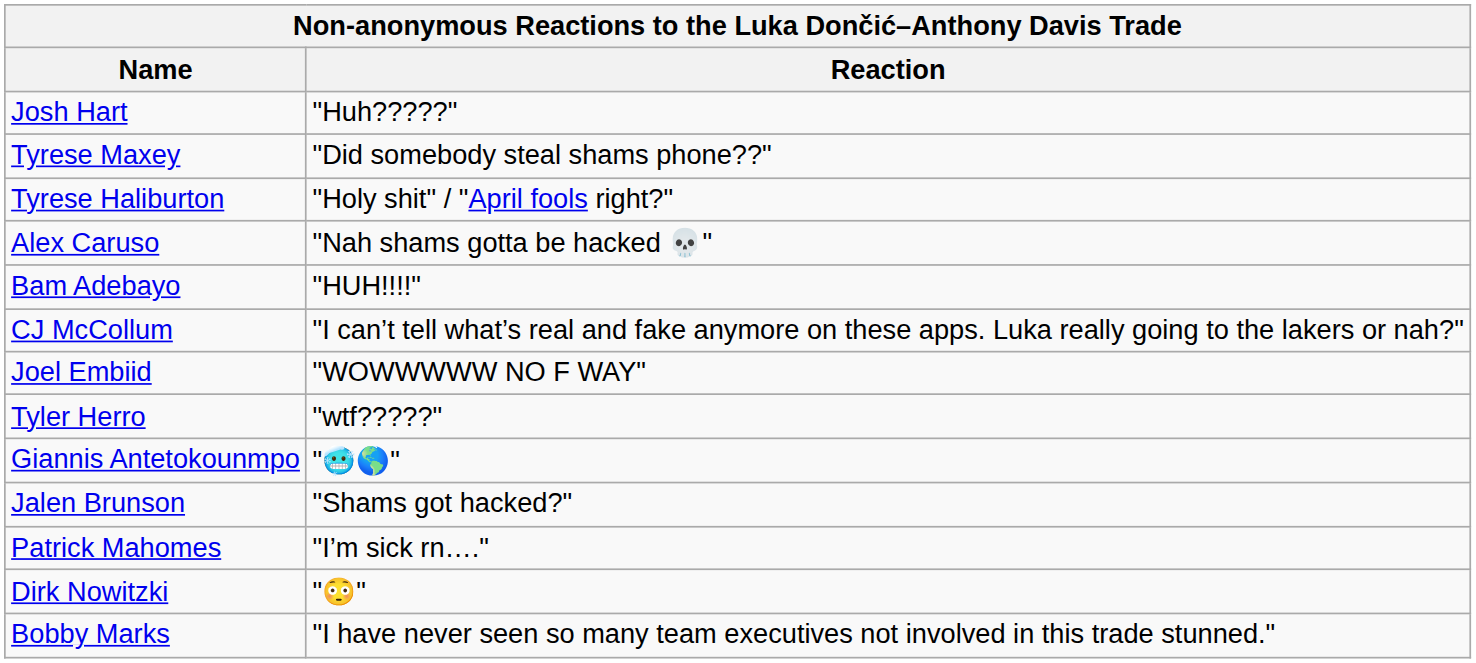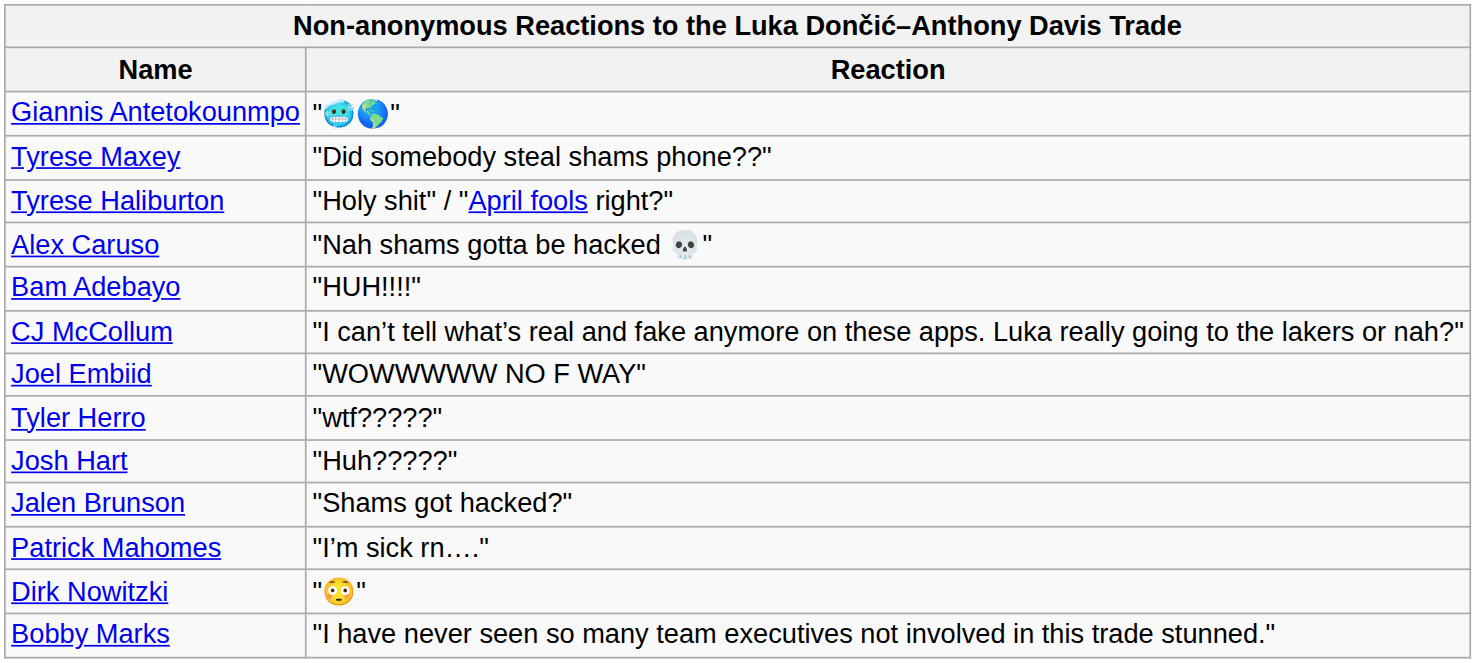rows swapped: (69, 112) <-> (156, 459)
